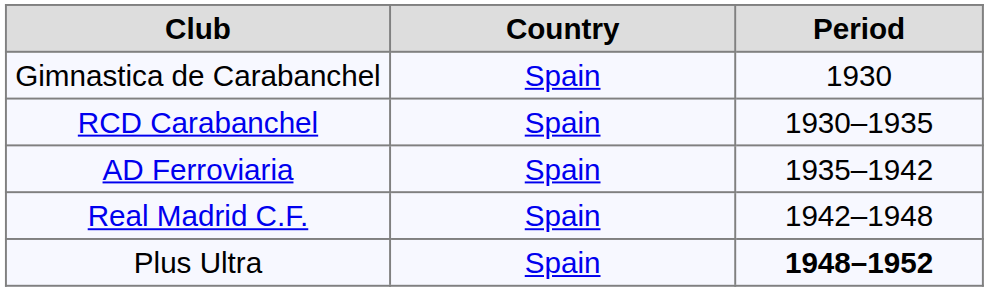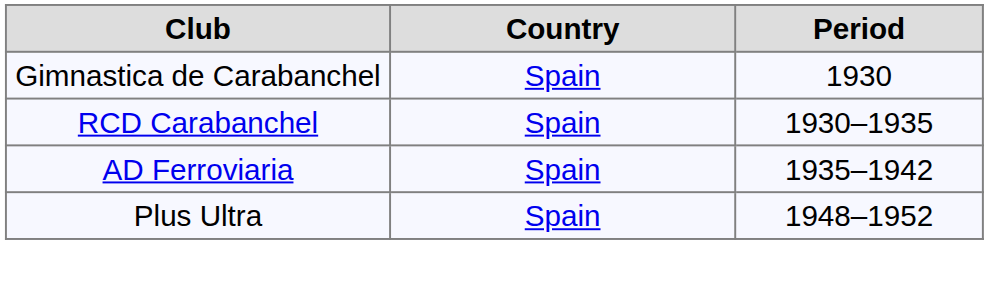- row: (198, 216)
(859, 262) bold -> (859, 216) normal
